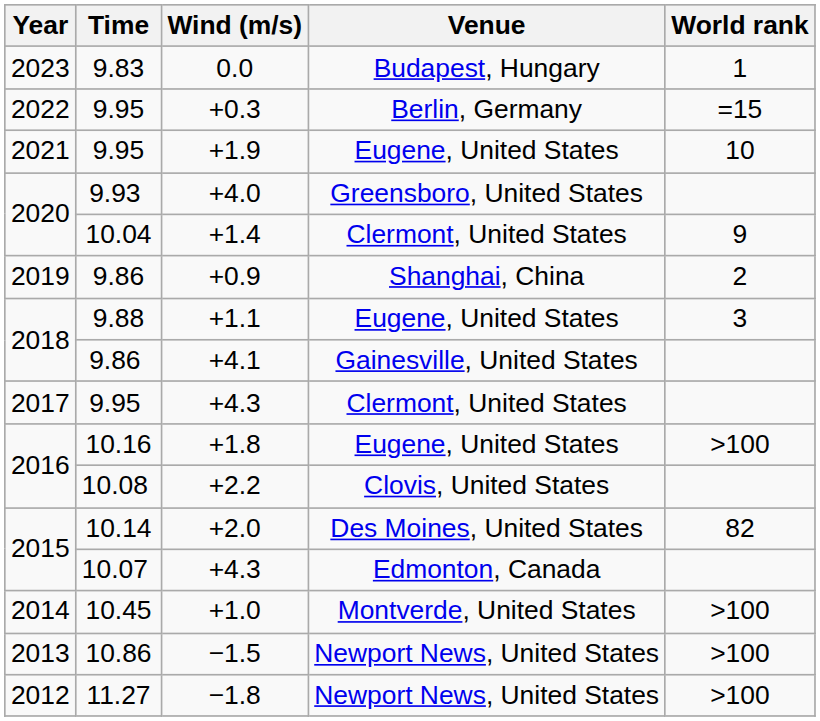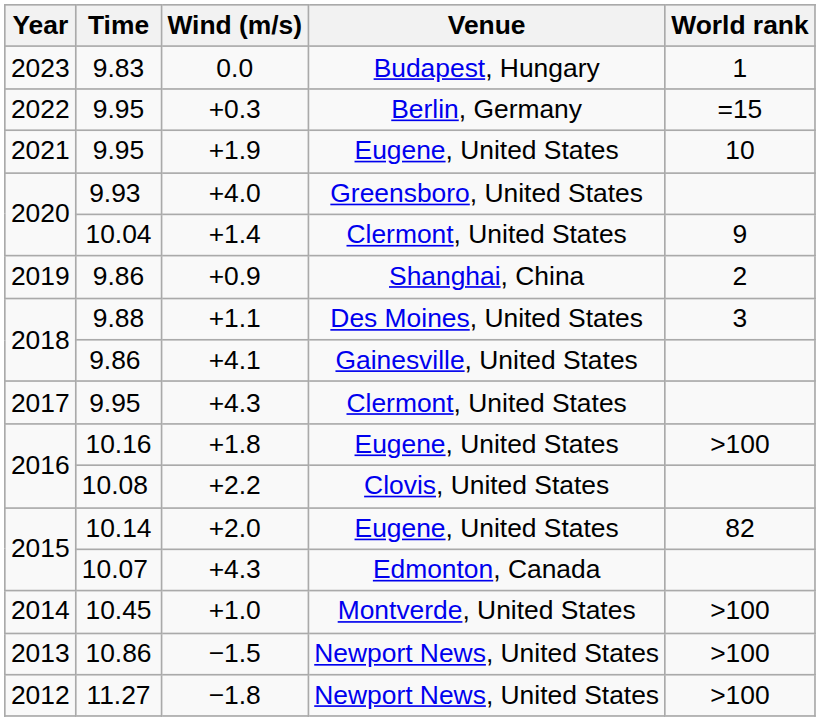(487, 318) Eugene, United States -> (487, 318) Des Moines, United States
(487, 527) Des Moines, United States -> (487, 527) Eugene, United States
